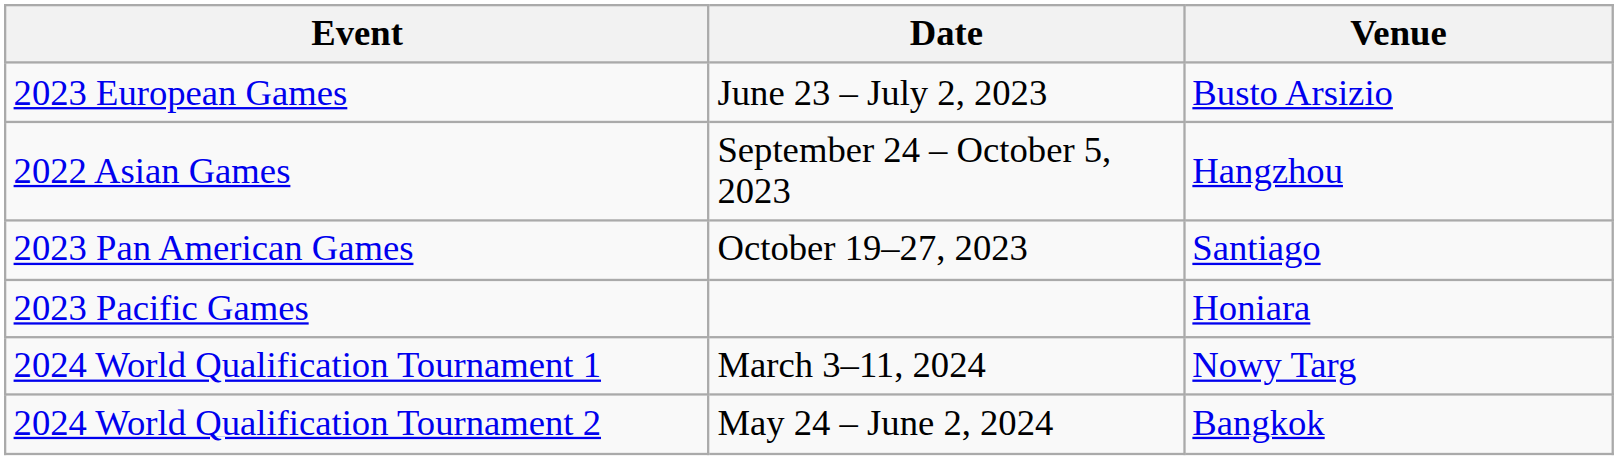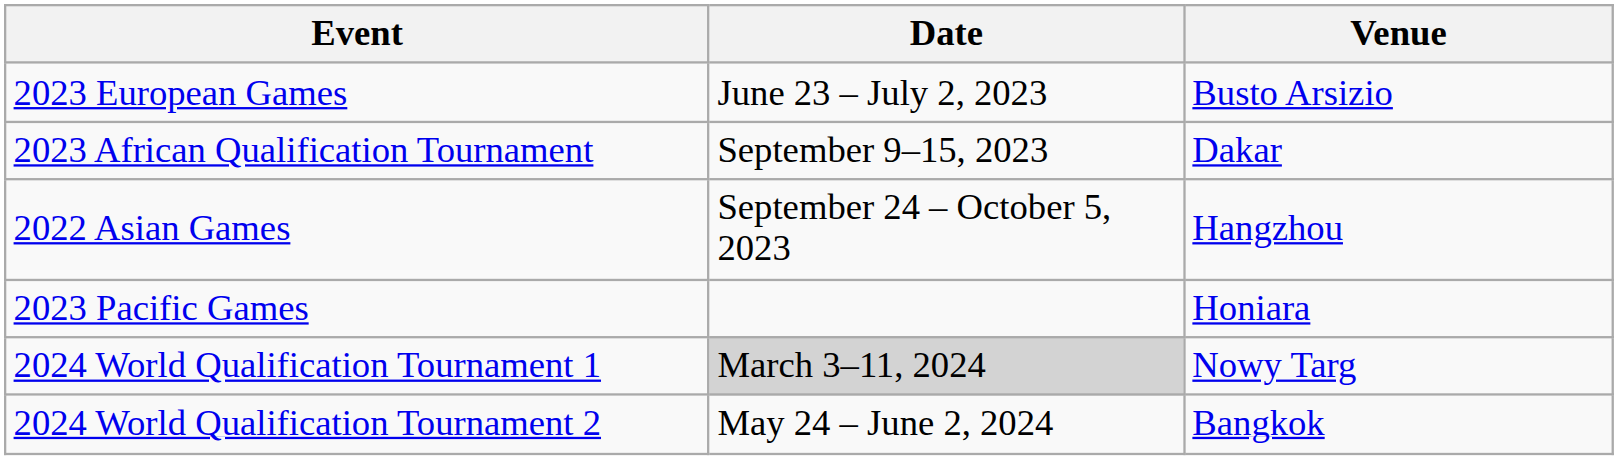+ row: (303, 149)
- row: (214, 249)
(852, 365) no background -> (852, 365) lightgrey background
